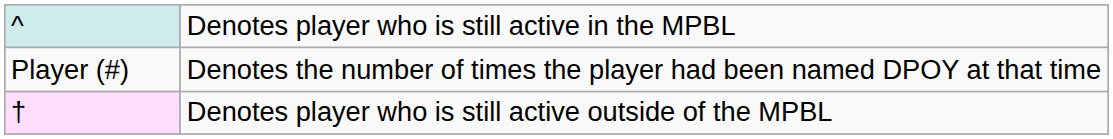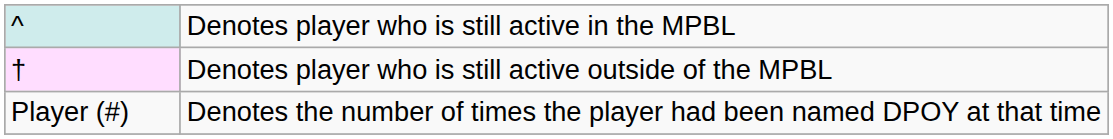rows swapped: (19, 112) <-> (70, 69)
